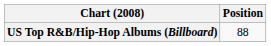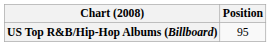(243, 32) 88 -> (243, 32) 95
